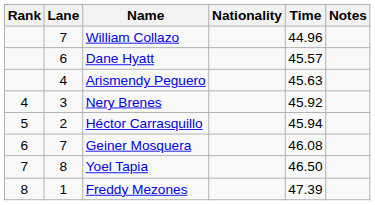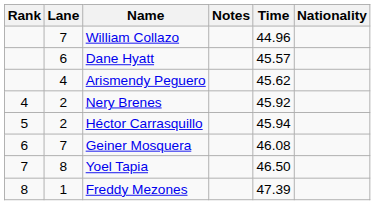columns swapped: (247, 15) <-> (348, 15)
(305, 80) 45.63 -> (274, 80) 45.62
(63, 102) 3 -> (63, 102) 2
